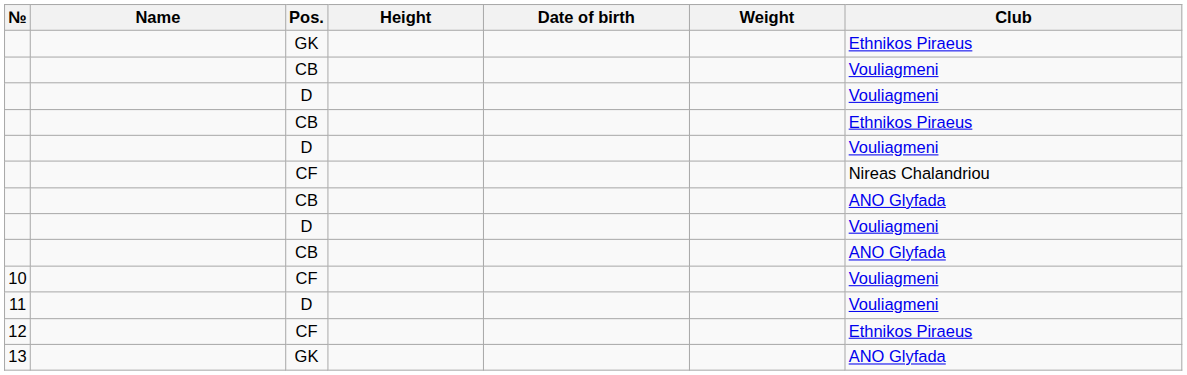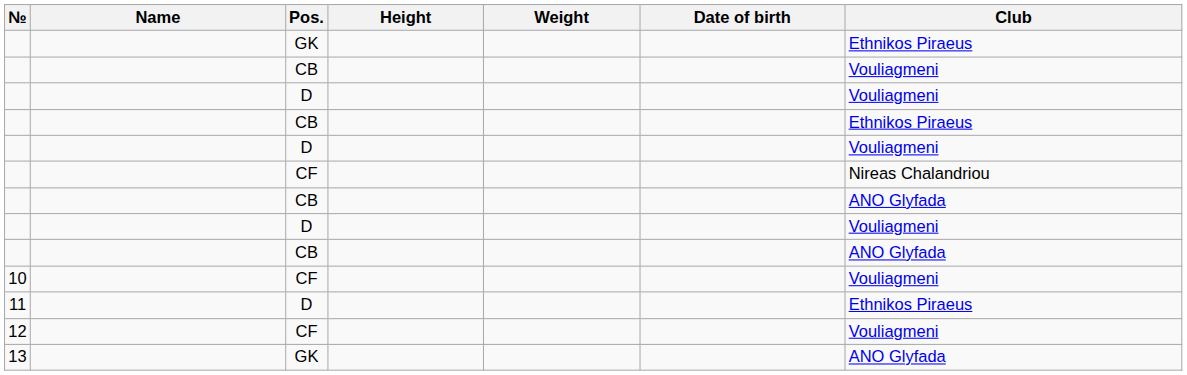columns swapped: (767, 17) <-> (586, 17)
(894, 305) Vouliagmeni -> (911, 305) Ethnikos Piraeus
(911, 331) Ethnikos Piraeus -> (894, 331) Vouliagmeni
